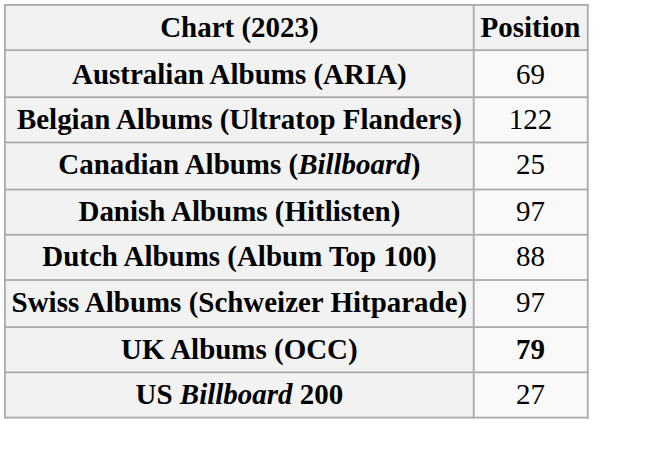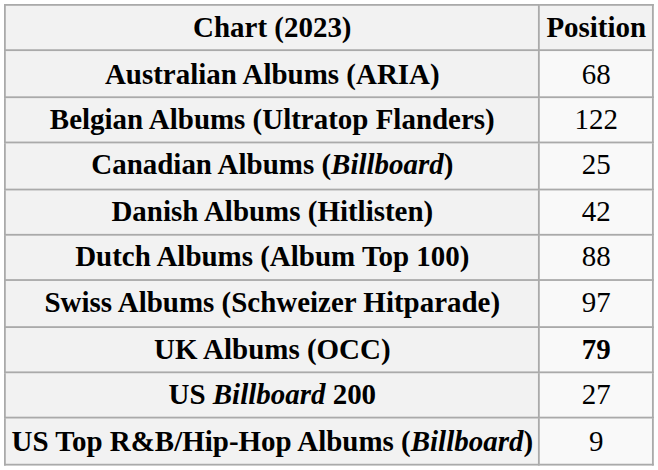(530, 73) 69 -> (596, 73) 68
(530, 211) 97 -> (596, 211) 42
+ row: (272, 440)
